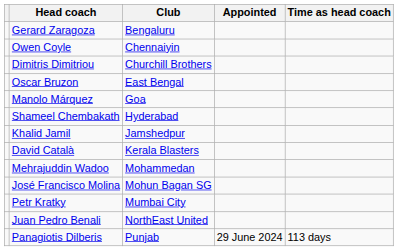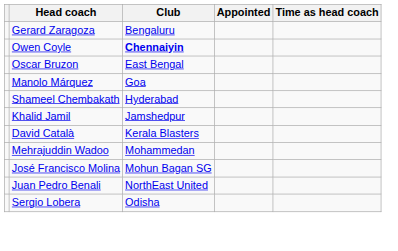(152, 47) normal -> (154, 47) bold
- row: (53, 64)
- row: (39, 202)
+ row: (46, 202)
- row: (57, 237)
